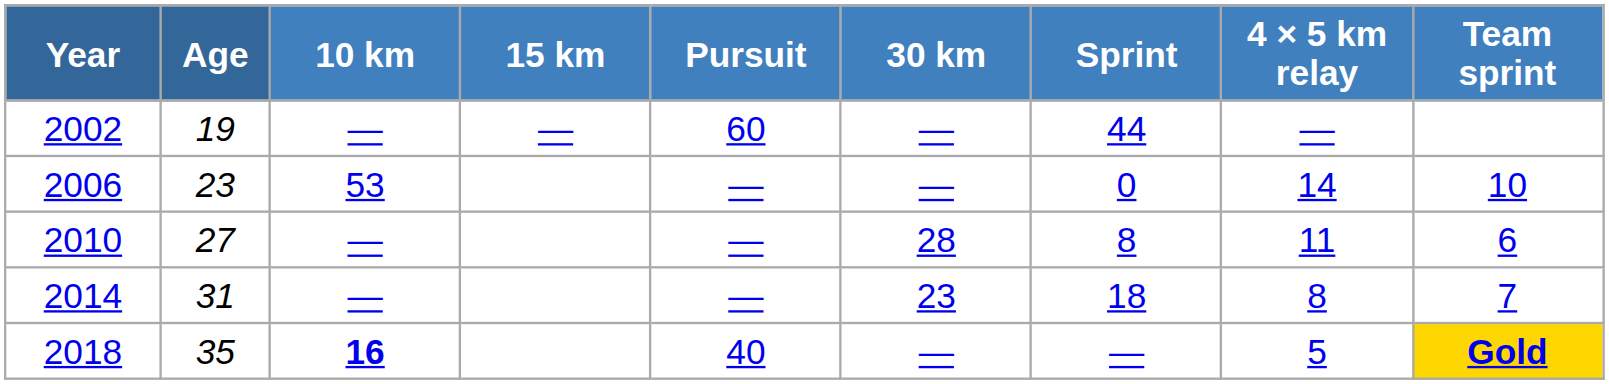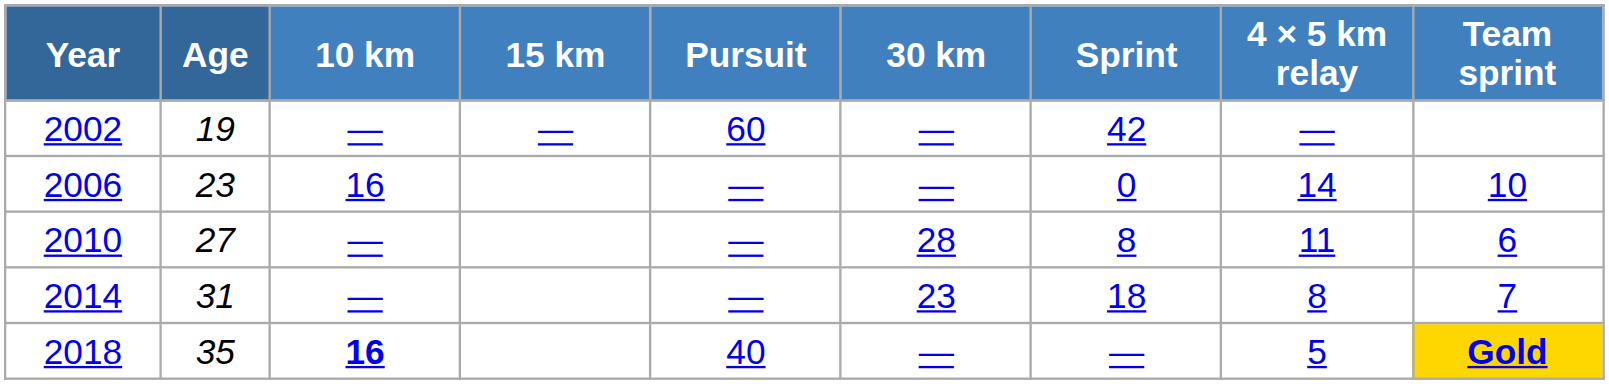(1127, 129) 44 -> (1127, 129) 42
(365, 184) 53 -> (365, 184) 16
